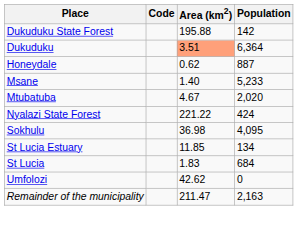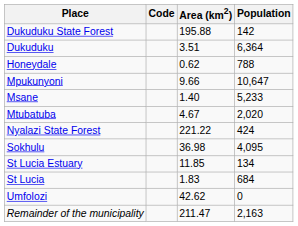(189, 48) lightsalmon background -> (189, 48) no background
(246, 65) 887 -> (246, 65) 788
+ row: (35, 81)
